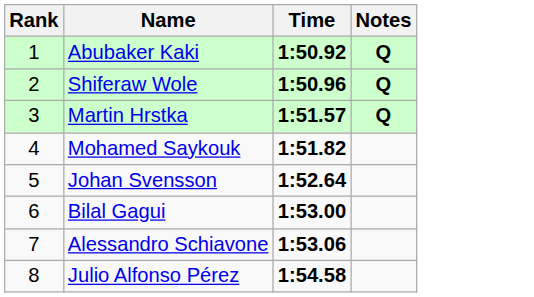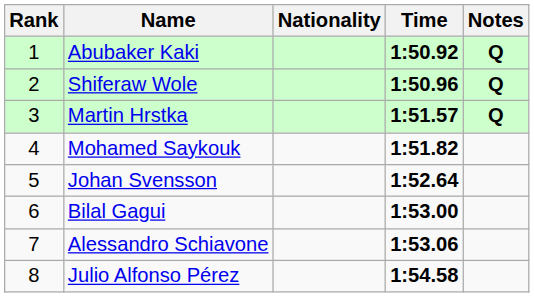+ column: (329, 20)
